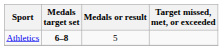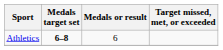(115, 38) 5 -> (115, 38) 6
